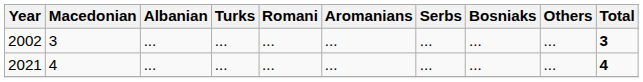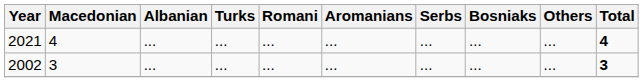rows swapped: (25, 40) <-> (25, 64)
